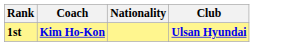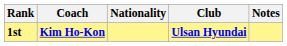+ column: (266, 13)
